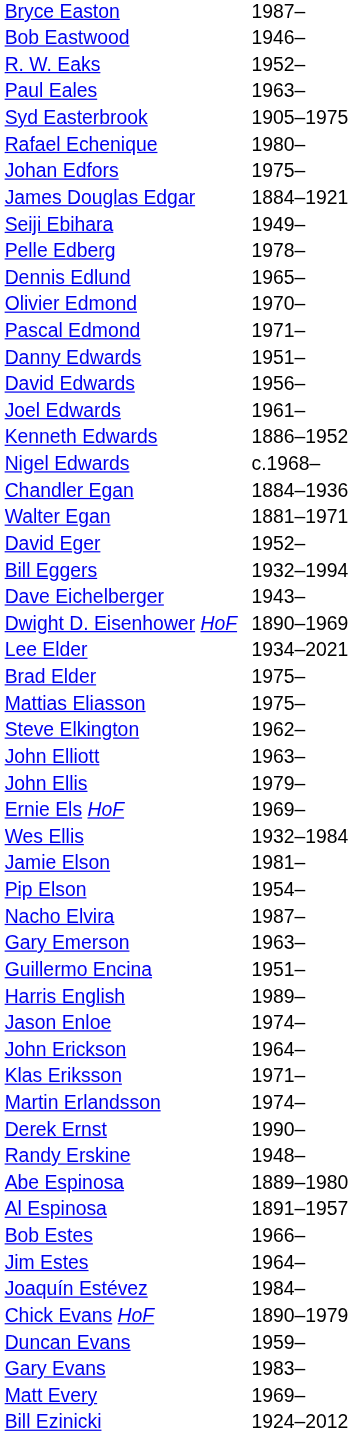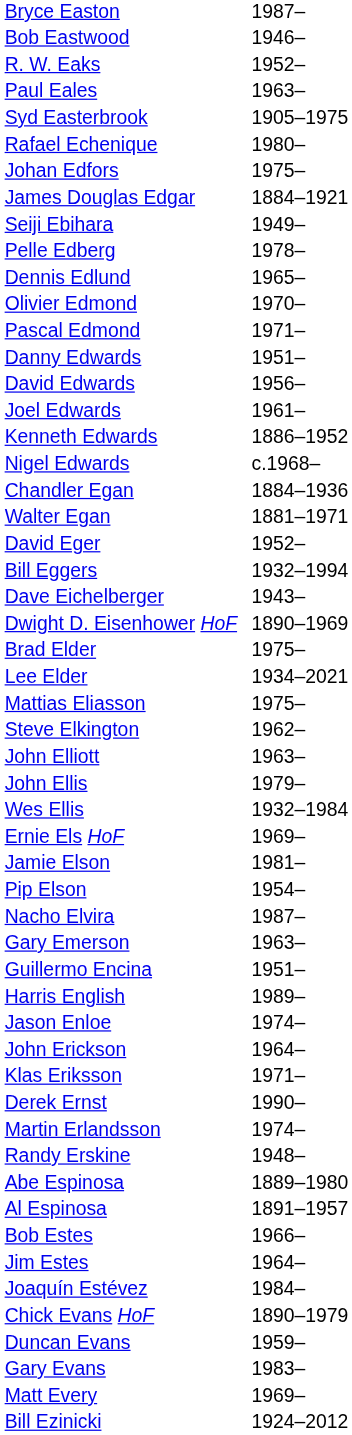rows swapped: (50, 676) <-> (46, 650)
rows swapped: (44, 836) <-> (64, 810)
rows swapped: (83, 1102) <-> (56, 1129)
